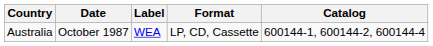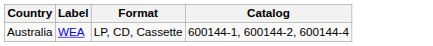- column: (93, 13)
